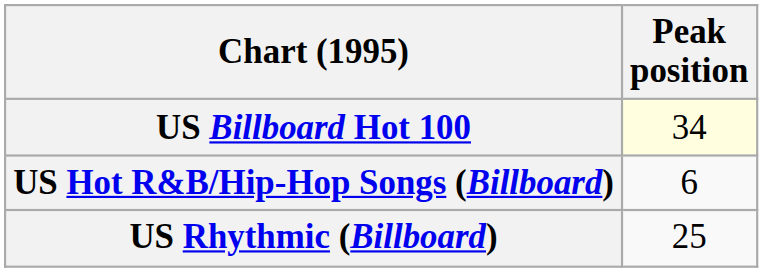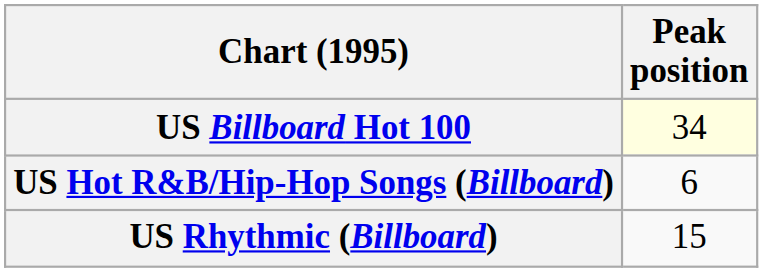(689, 237) 25 -> (689, 237) 15
